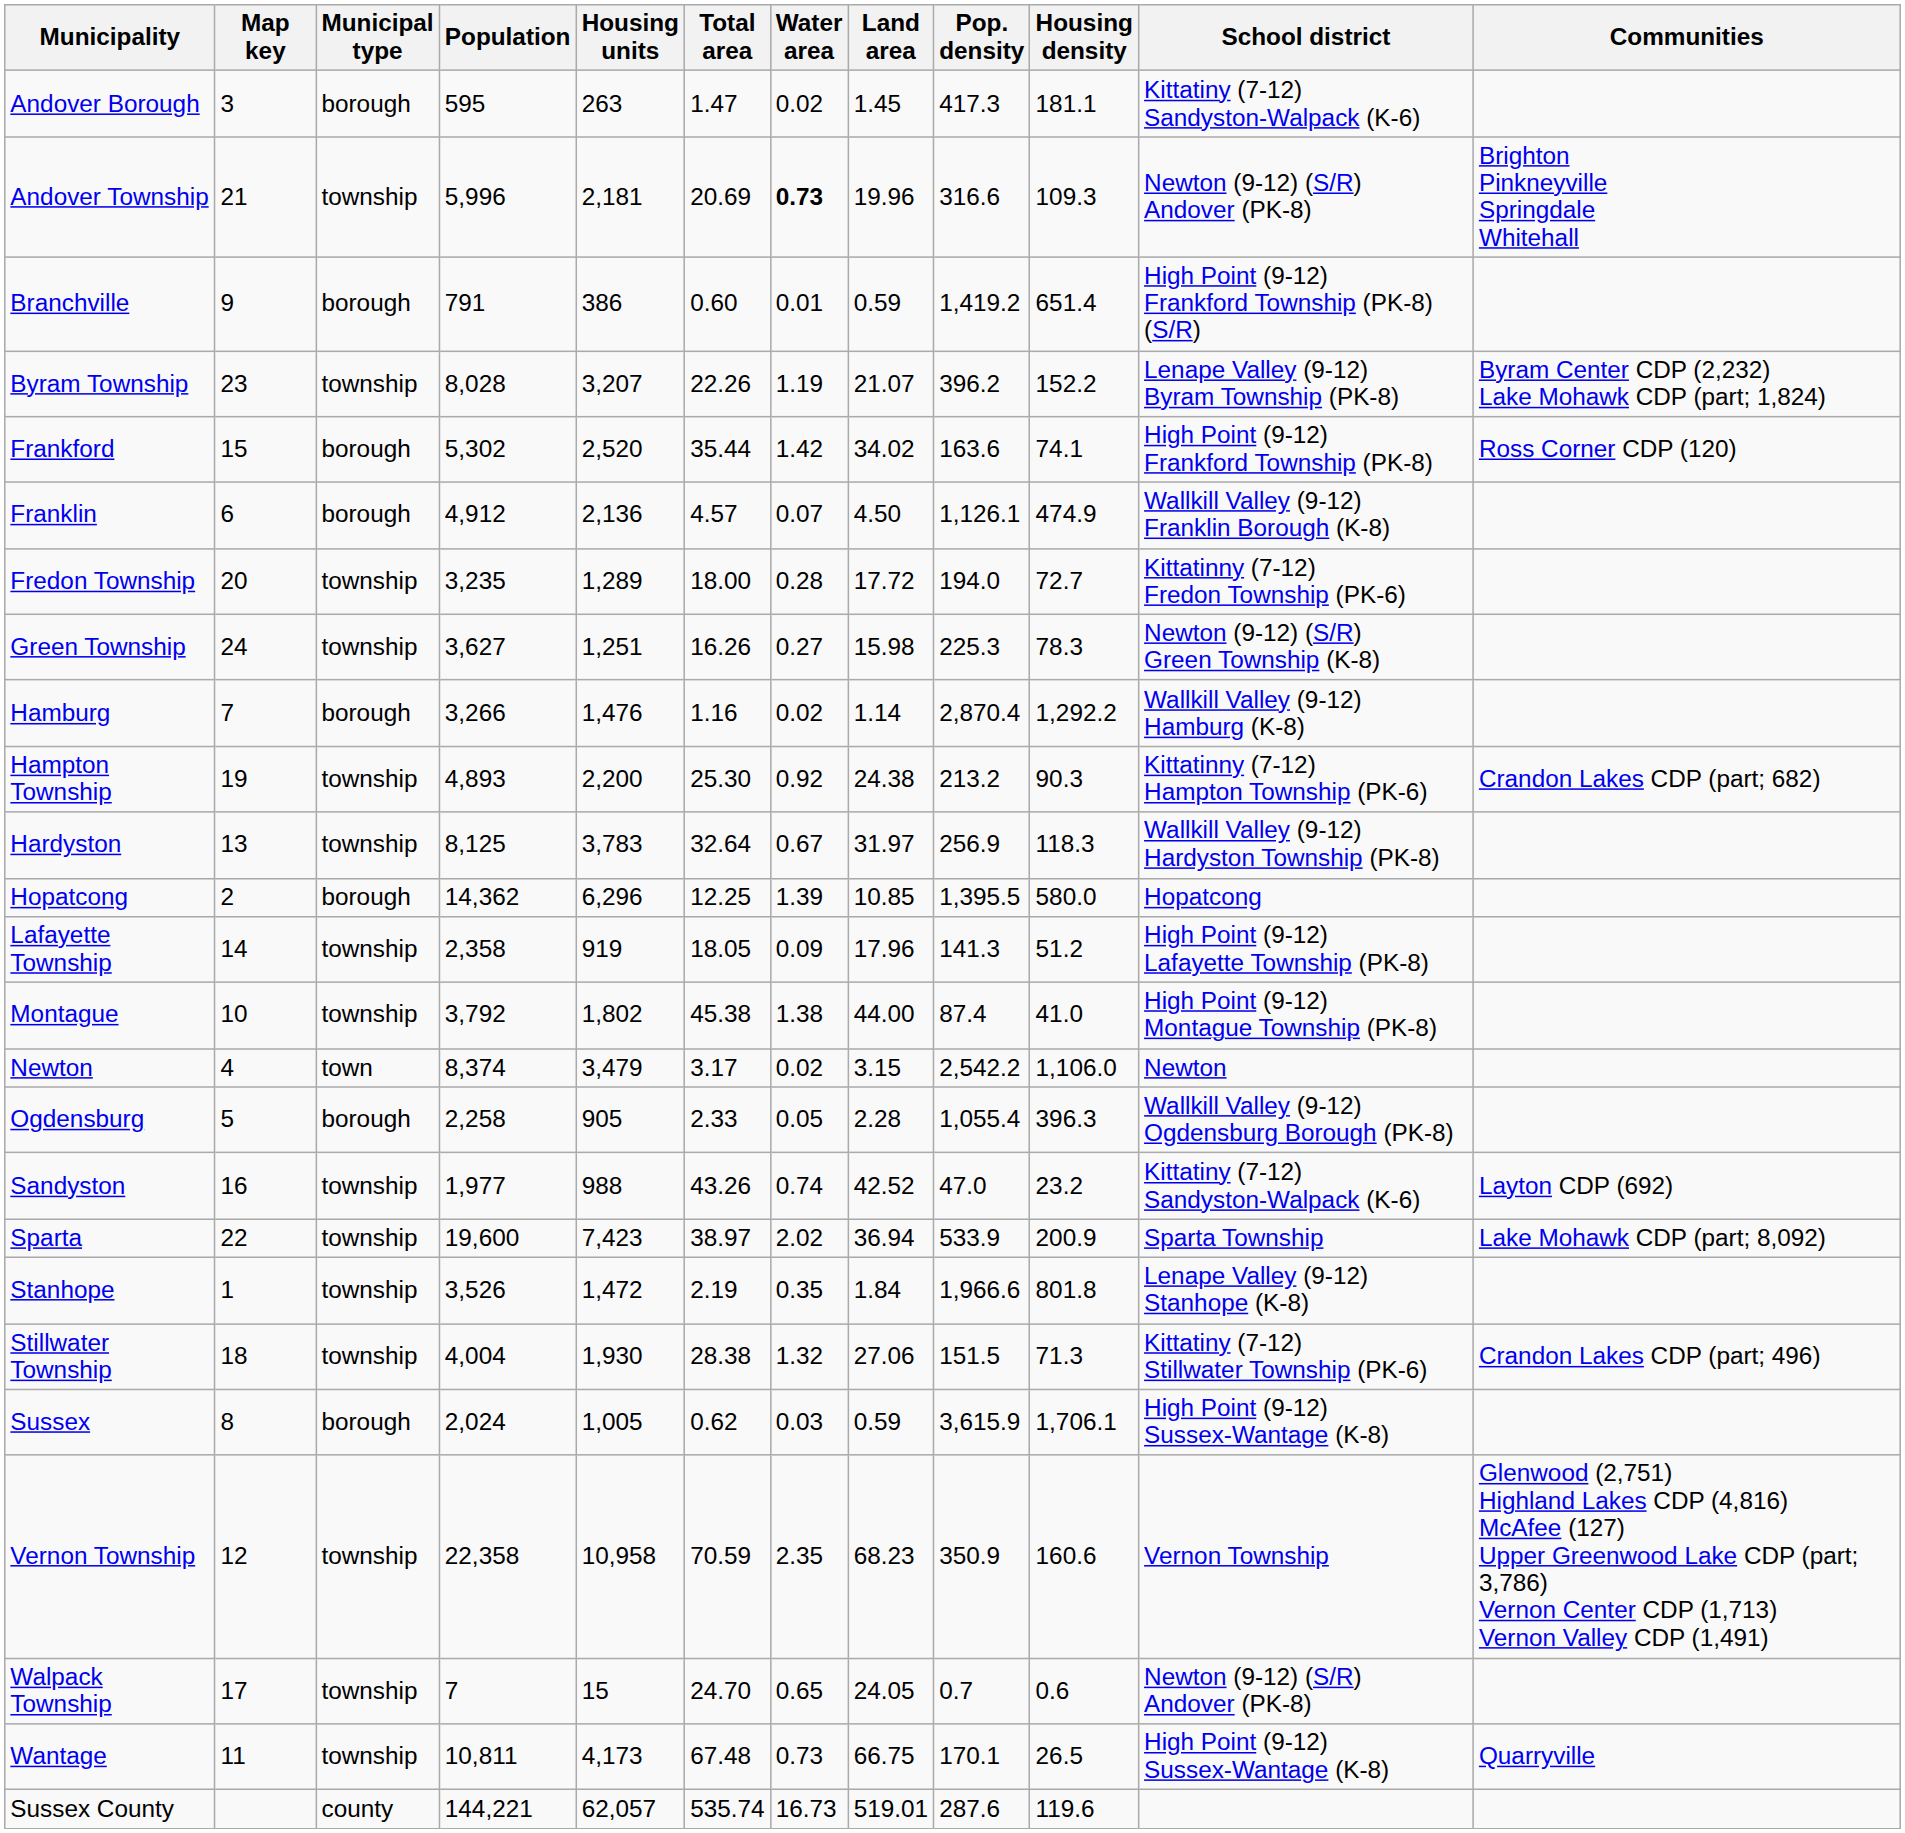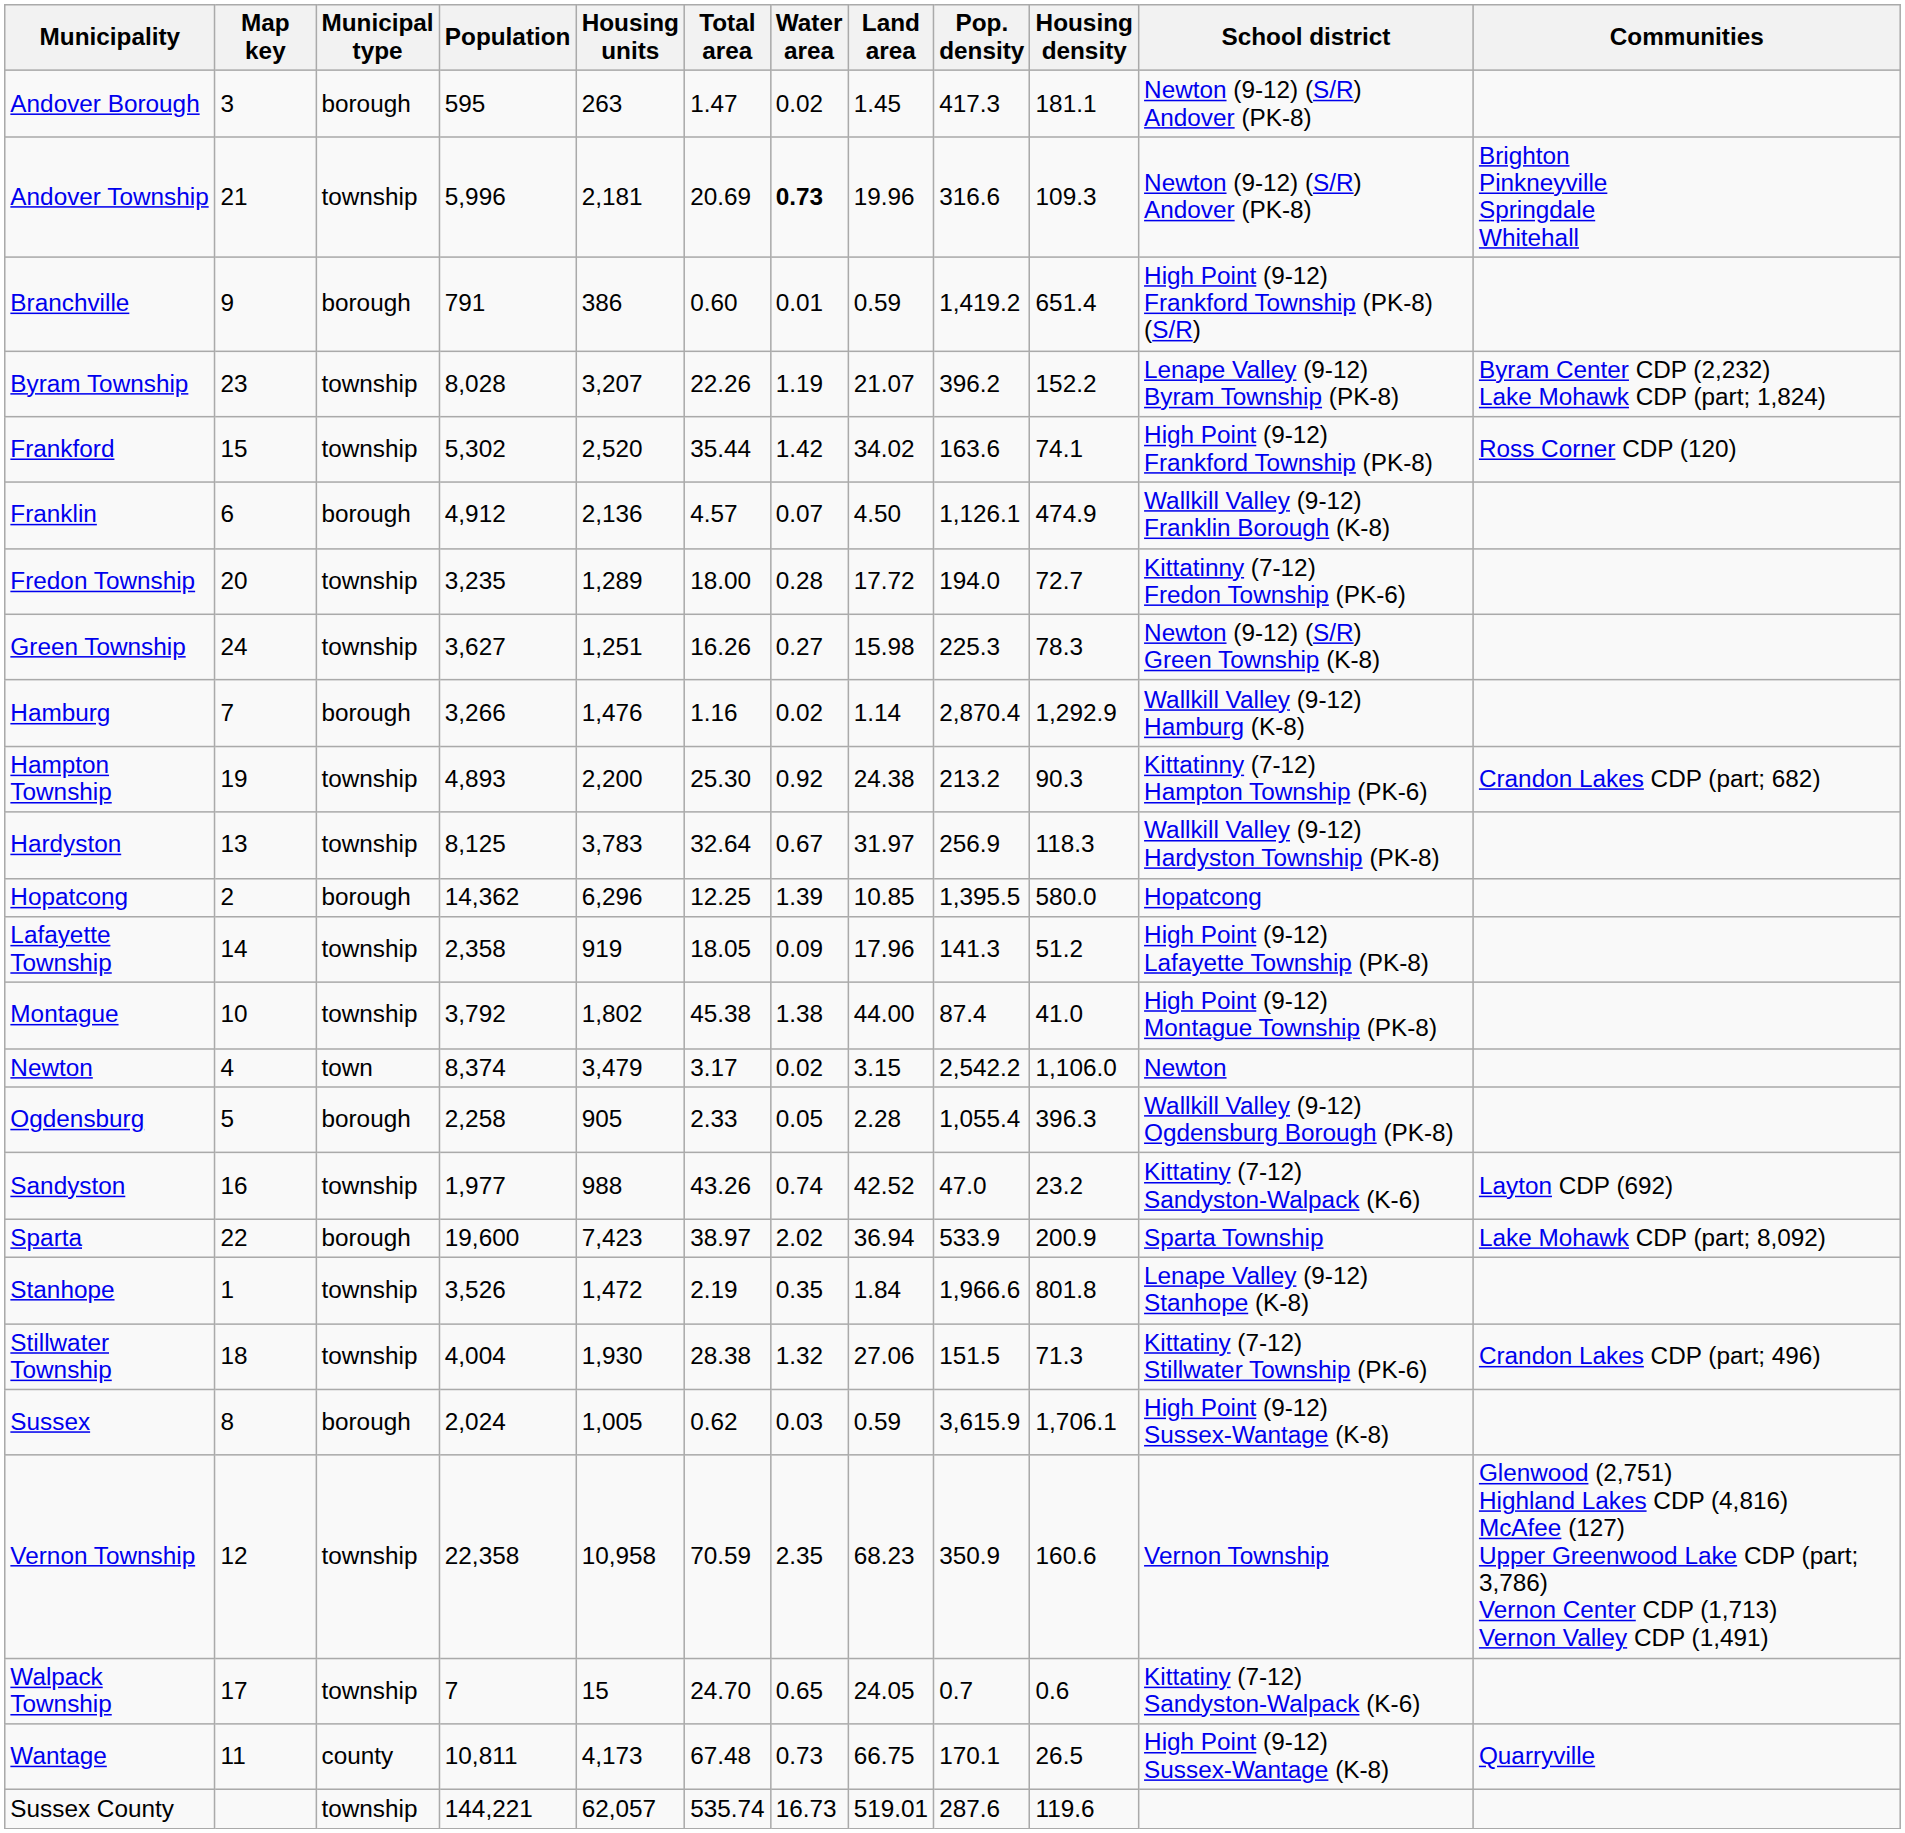(1282, 103) Kittatiny (7-12) Sandyston-Walpack (K-6) -> (1253, 103) Newton (9-12) (S/R) Andover (PK-8)
(366, 449) borough -> (369, 449) township
(1076, 712) 1,292.2 -> (1076, 712) 1,292.9
(369, 1237) township -> (366, 1237) borough
(1253, 1690) Newton (9-12) (S/R) Andover (PK-8) -> (1282, 1690) Kittatiny (7-12) Sandyston-Walpack (K-6)
(369, 1756) township -> (357, 1756) county
(357, 1808) county -> (369, 1808) township
